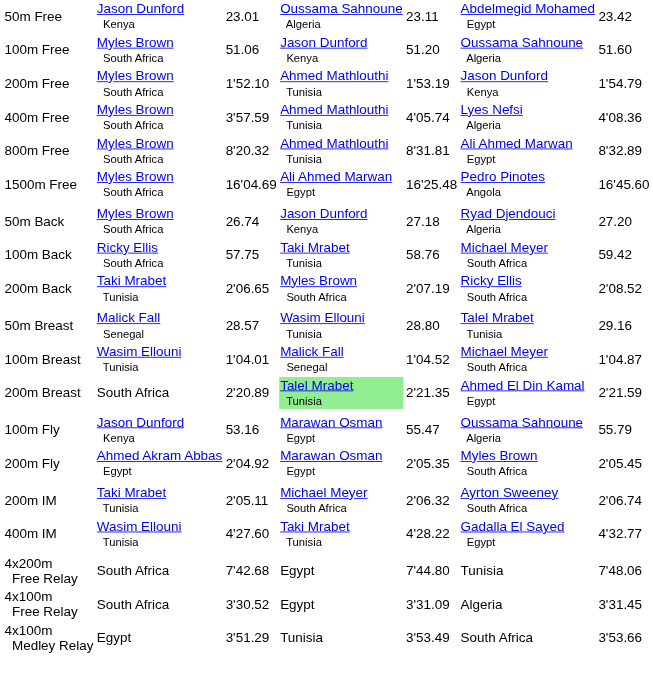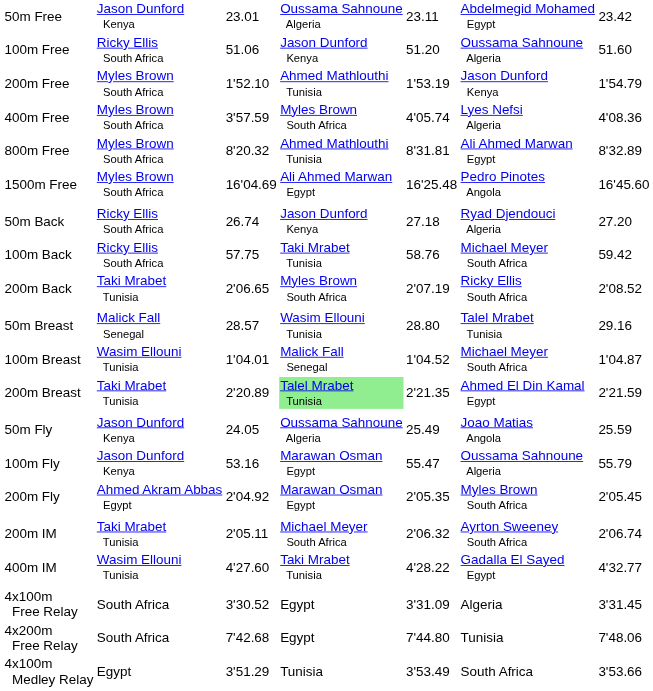(135, 50) Myles Brown South Africa -> (130, 50) Ricky Ellis South Africa
(334, 117) Ahmed Mathlouthi Tunisia -> (319, 117) Myles Brown South Africa
(135, 221) Myles Brown South Africa -> (130, 221) Ricky Ellis South Africa
(133, 393) South Africa -> (132, 393) Taki Mrabet Tunisia
+ row: (28, 429)
rows swapped: (41, 604) <-> (41, 571)
